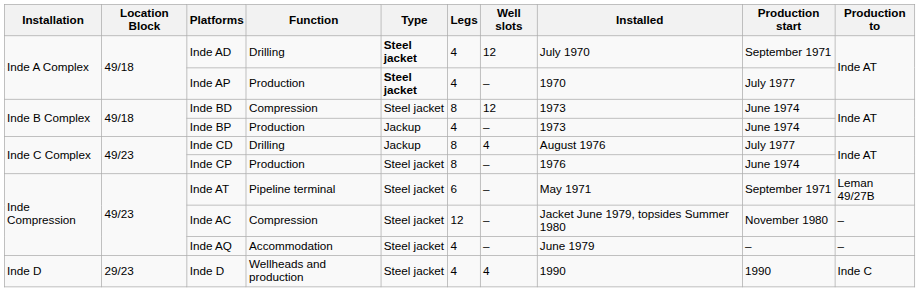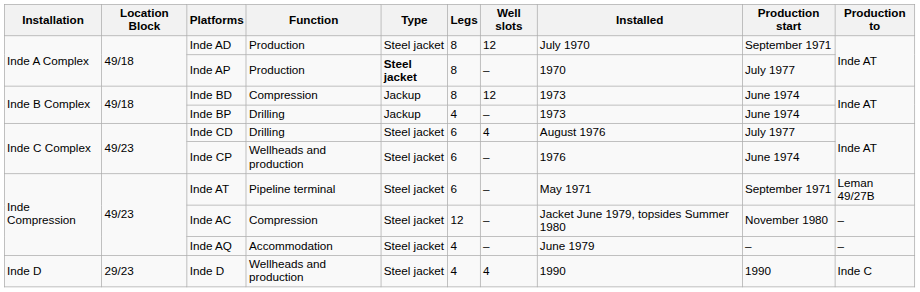(267, 51) Drilling -> (277, 45) Production
(400, 51) bold -> (414, 45) normal
(454, 51) 4 -> (454, 45) 8
(454, 83) 4 -> (454, 70) 8
(414, 108) Steel jacket -> (402, 95) Jackup
(277, 127) Production -> (267, 114) Drilling
(402, 145) Jackup -> (414, 132) Steel jacket
(454, 145) 8 -> (454, 132) 6
(277, 164) Production -> (288, 157) Wellheads and production
(454, 164) 8 -> (454, 157) 6
